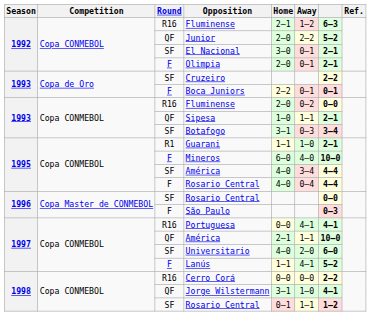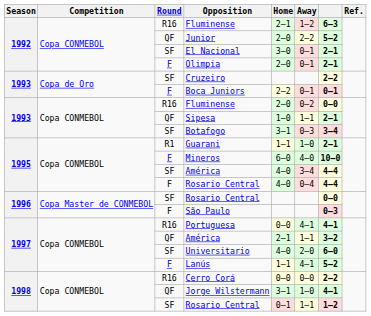(330, 238) 10–0 -> (330, 238) 3–2
